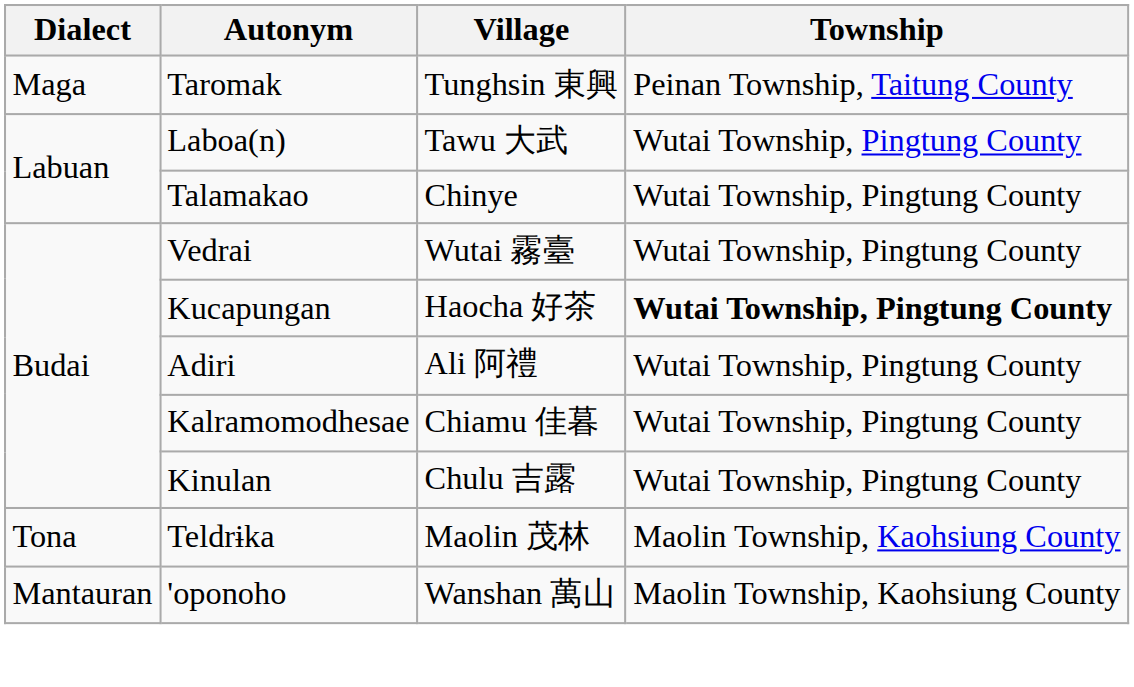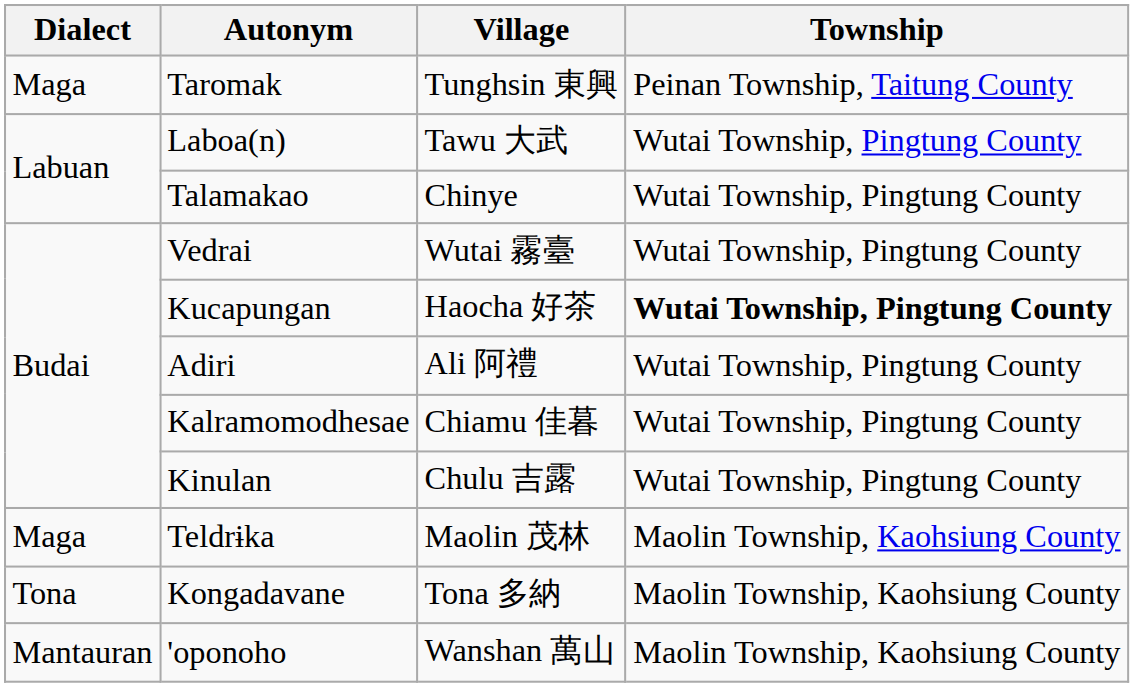(45, 536) Tona -> (49, 536) Maga
+ row: (256, 594)
